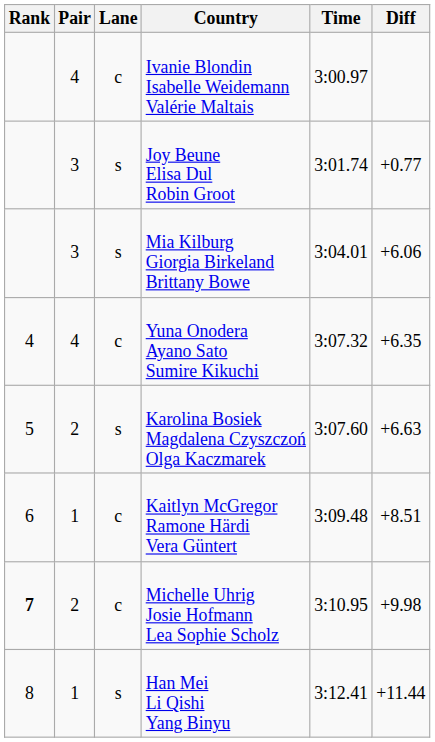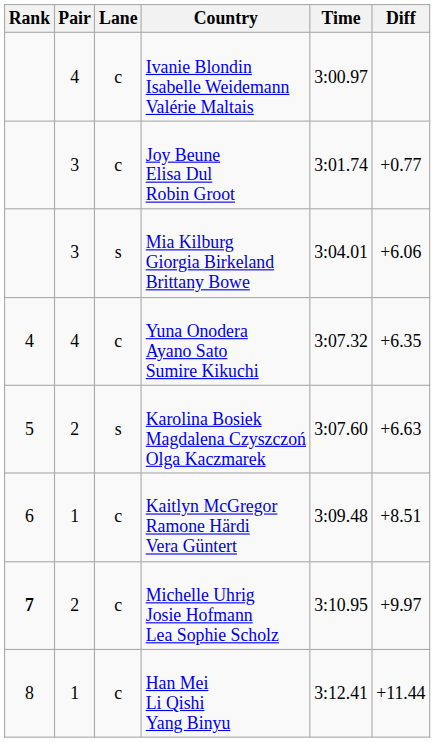(118, 164) s -> (118, 164) c
(401, 605) +9.98 -> (401, 605) +9.97
(118, 693) s -> (118, 693) c
